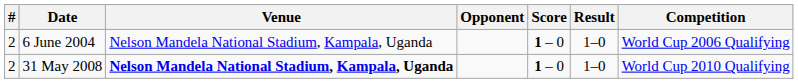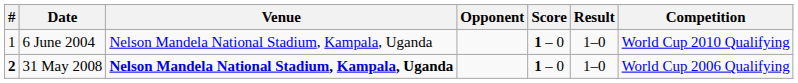(12, 41) 2 -> (12, 41) 1
(706, 41) World Cup 2006 Qualifying -> (706, 41) World Cup 2010 Qualifying
(12, 66) normal -> (12, 66) bold
(706, 66) World Cup 2010 Qualifying -> (706, 66) World Cup 2006 Qualifying
